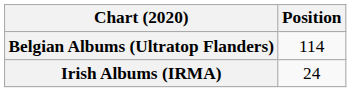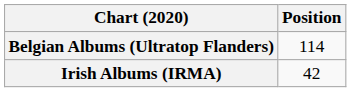(312, 73) 24 -> (312, 73) 42
